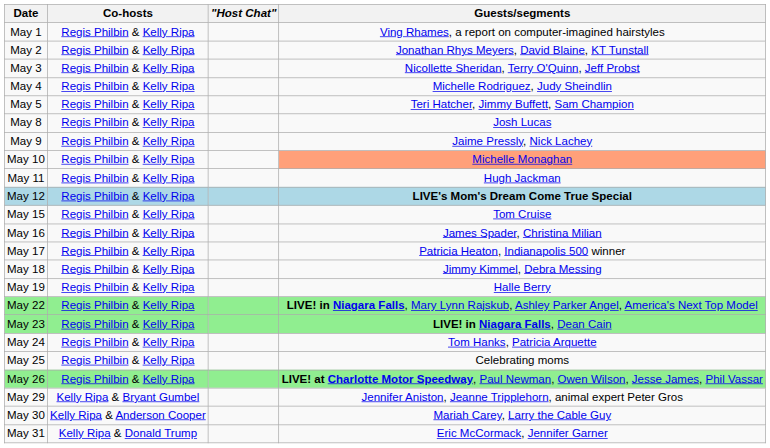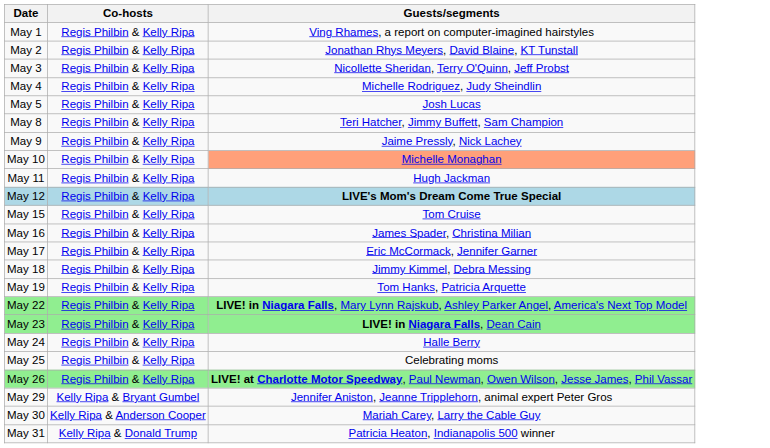- column: (244, 13)
(522, 104) Teri Hatcher, Jimmy Buffett, Sam Champion -> (452, 104) Josh Lucas
(522, 123) Josh Lucas -> (452, 123) Teri Hatcher, Jimmy Buffett, Sam Champion
(522, 251) Patricia Heaton, Indianapolis 500 winner -> (452, 251) Eric McCormack, Jennifer Garner
(522, 287) Halle Berry -> (452, 287) Tom Hanks, Patricia Arquette
(522, 342) Tom Hanks, Patricia Arquette -> (452, 342) Halle Berry
(522, 433) Eric McCormack, Jennifer Garner -> (452, 433) Patricia Heaton, Indianapolis 500 winner
